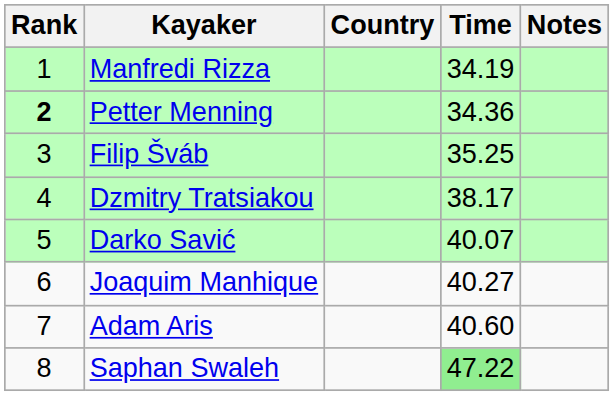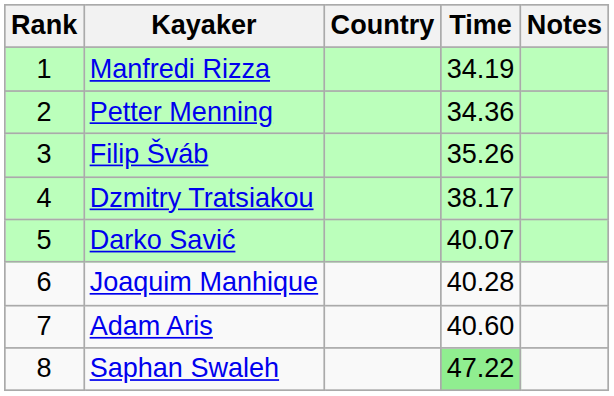(44, 111) bold -> (44, 111) normal
(481, 154) 35.25 -> (481, 154) 35.26
(481, 283) 40.27 -> (481, 283) 40.28
